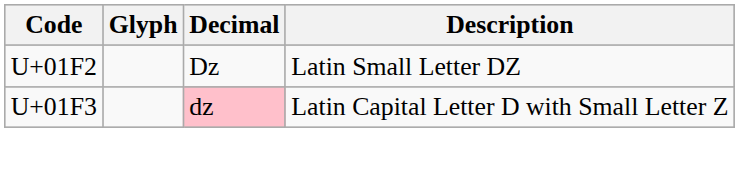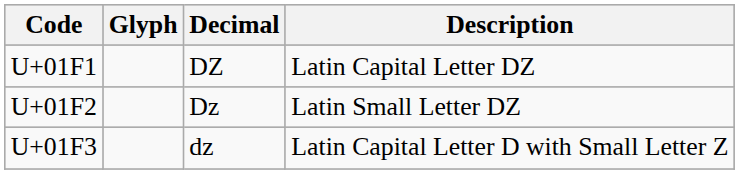+ row: (54, 65)
(201, 106) pink background -> (201, 147) no background
